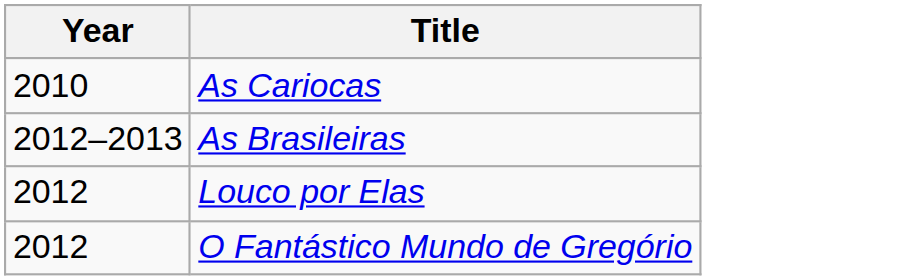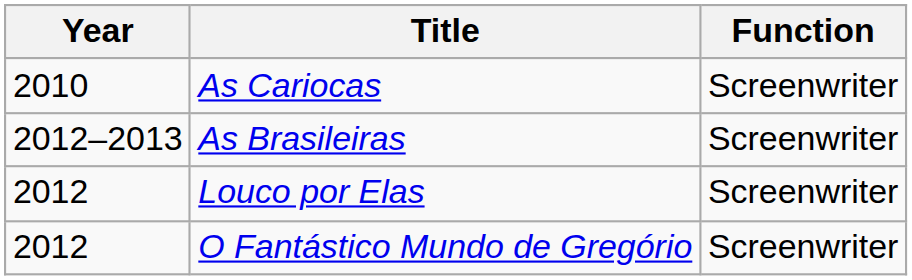+ column: (803, 31)
